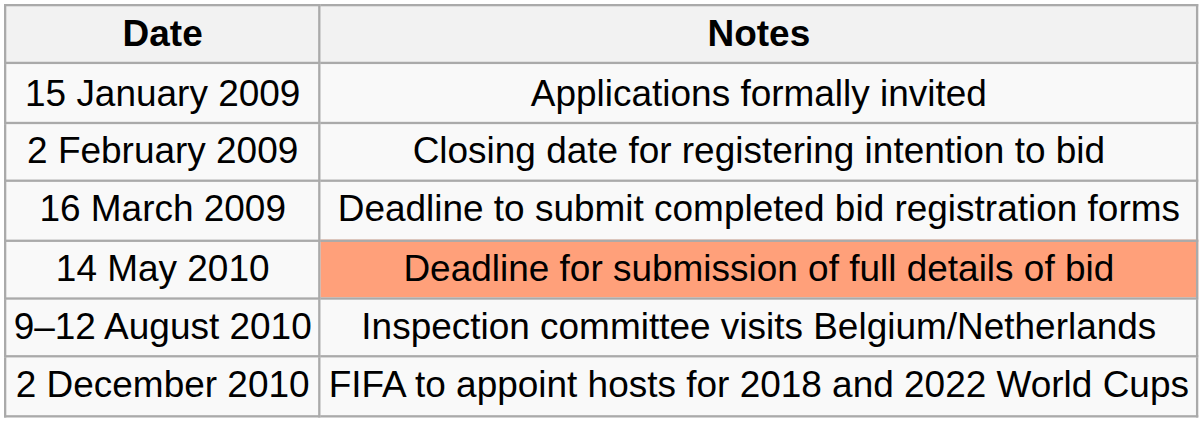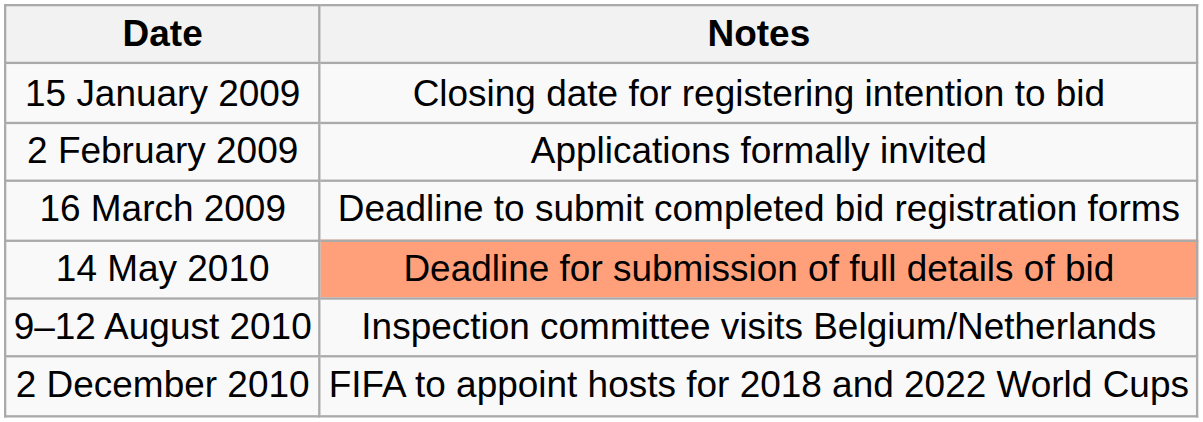(759, 92) Applications formally invited -> (759, 92) Closing date for registering intention to bid
(759, 151) Closing date for registering intention to bid -> (759, 151) Applications formally invited
